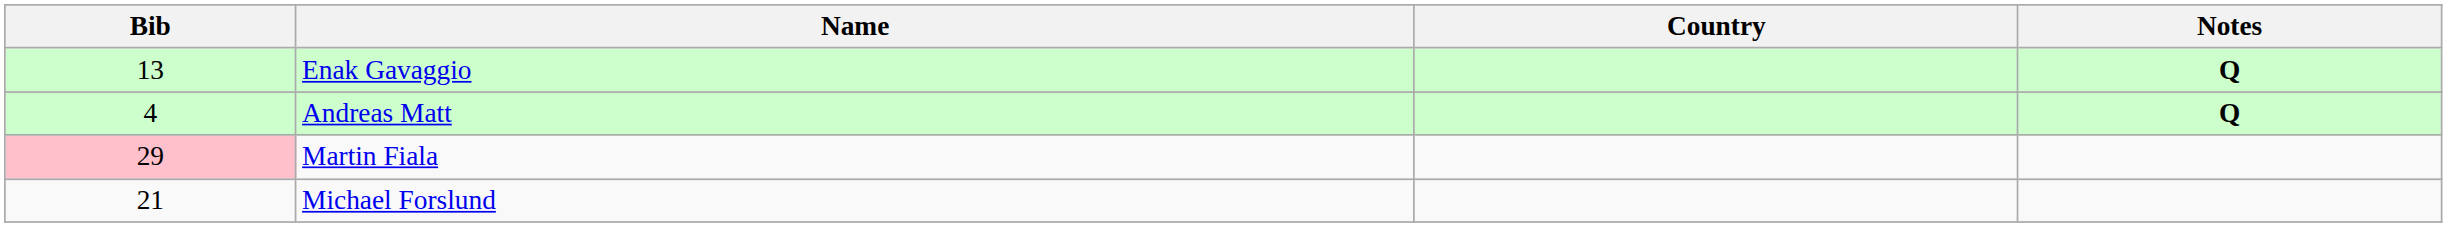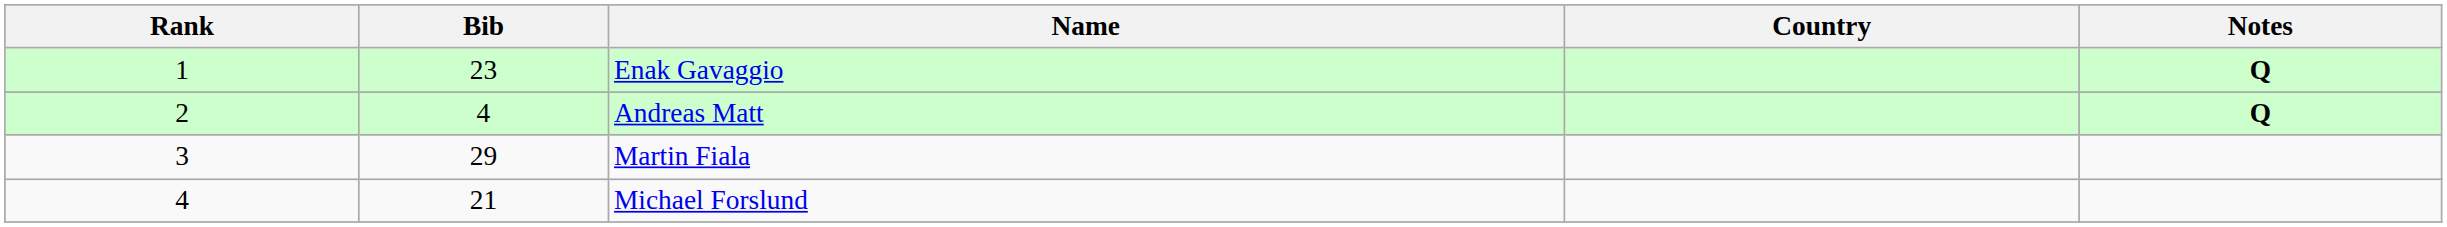+ column: (182, 26)
(150, 69) 13 -> (483, 69) 23
(150, 156) pink background -> (483, 156) no background
